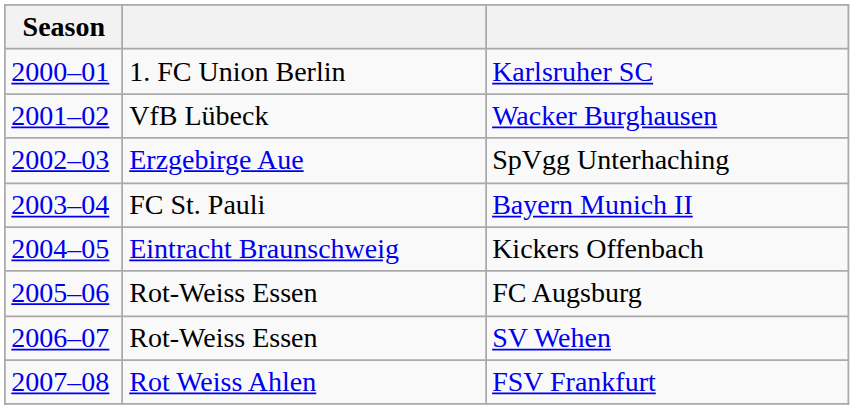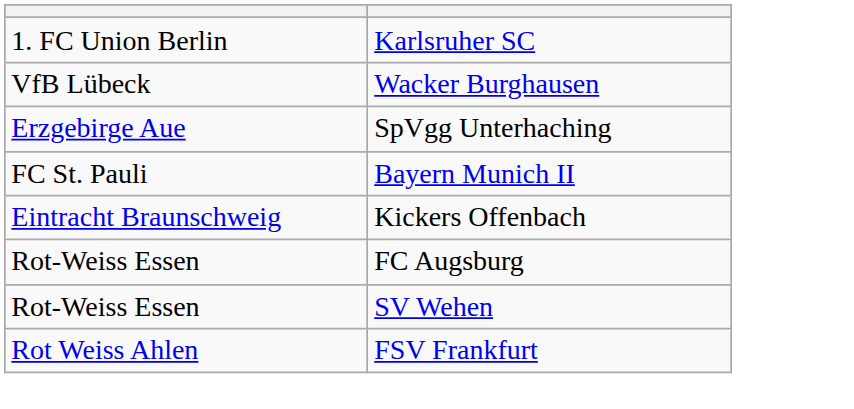- column: (64, 26)
